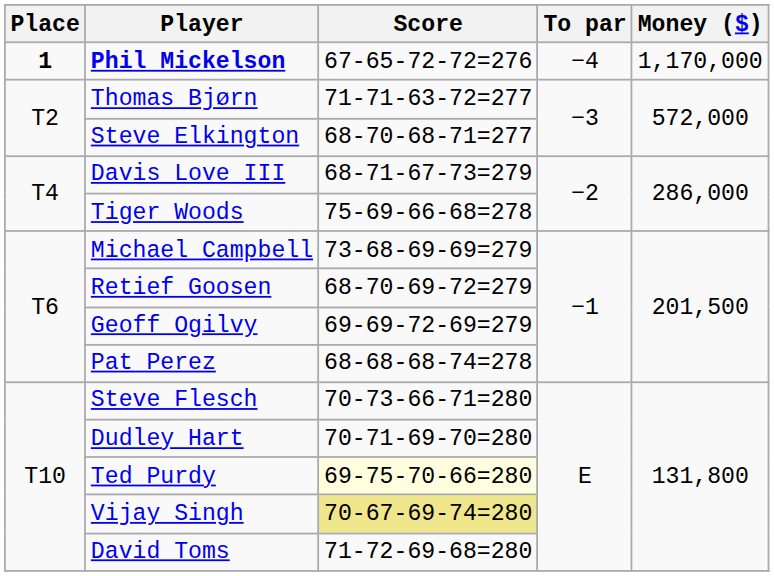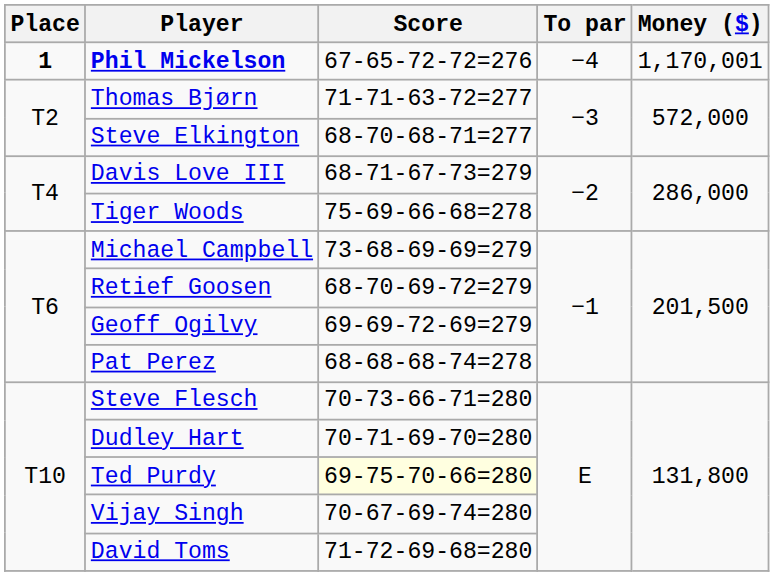(700, 61) 1,170,000 -> (700, 61) 1,170,001
(428, 514) khaki background -> (428, 514) no background
